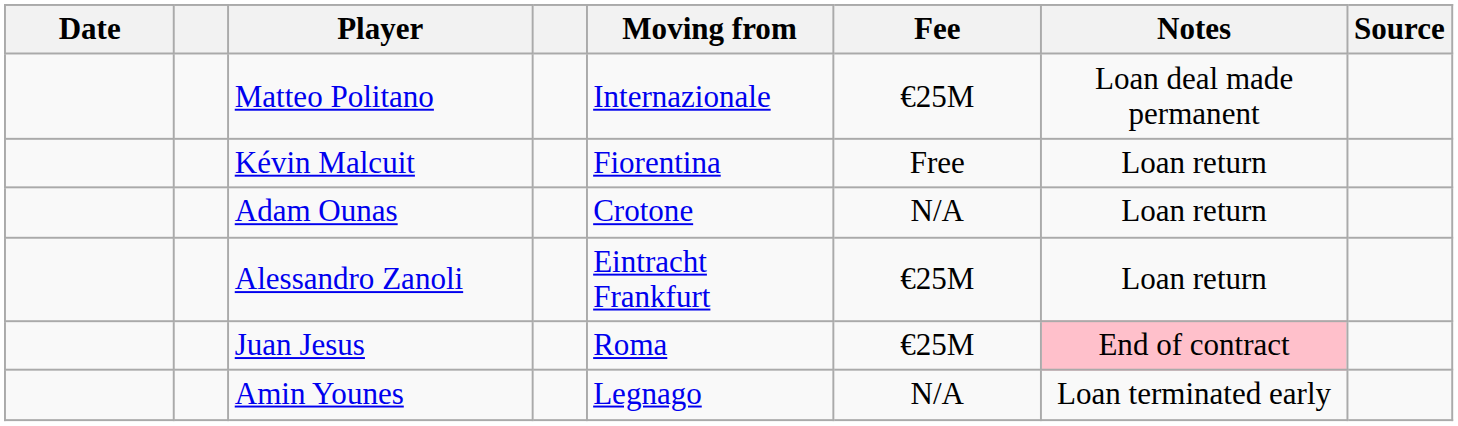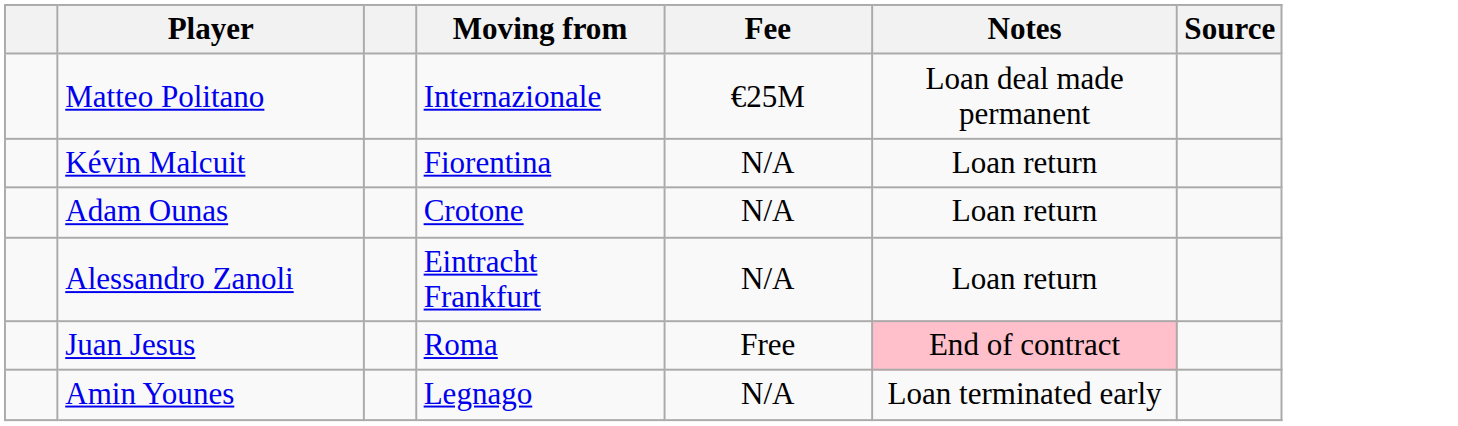- column: (90, 29)
(937, 162) Free -> (768, 162) N/A
(937, 278) €25M -> (768, 278) N/A
(937, 345) €25M -> (768, 345) Free
